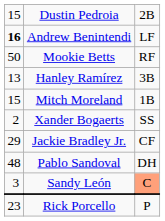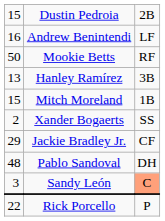(14, 36) bold -> (14, 36) normal
(14, 205) 23 -> (14, 205) 22
